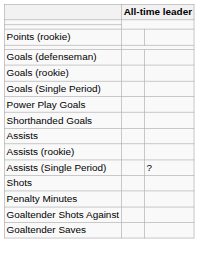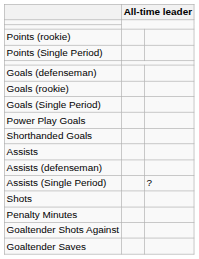+ row: (55, 52)
+ row: (54, 167)
- row: (40, 151)
